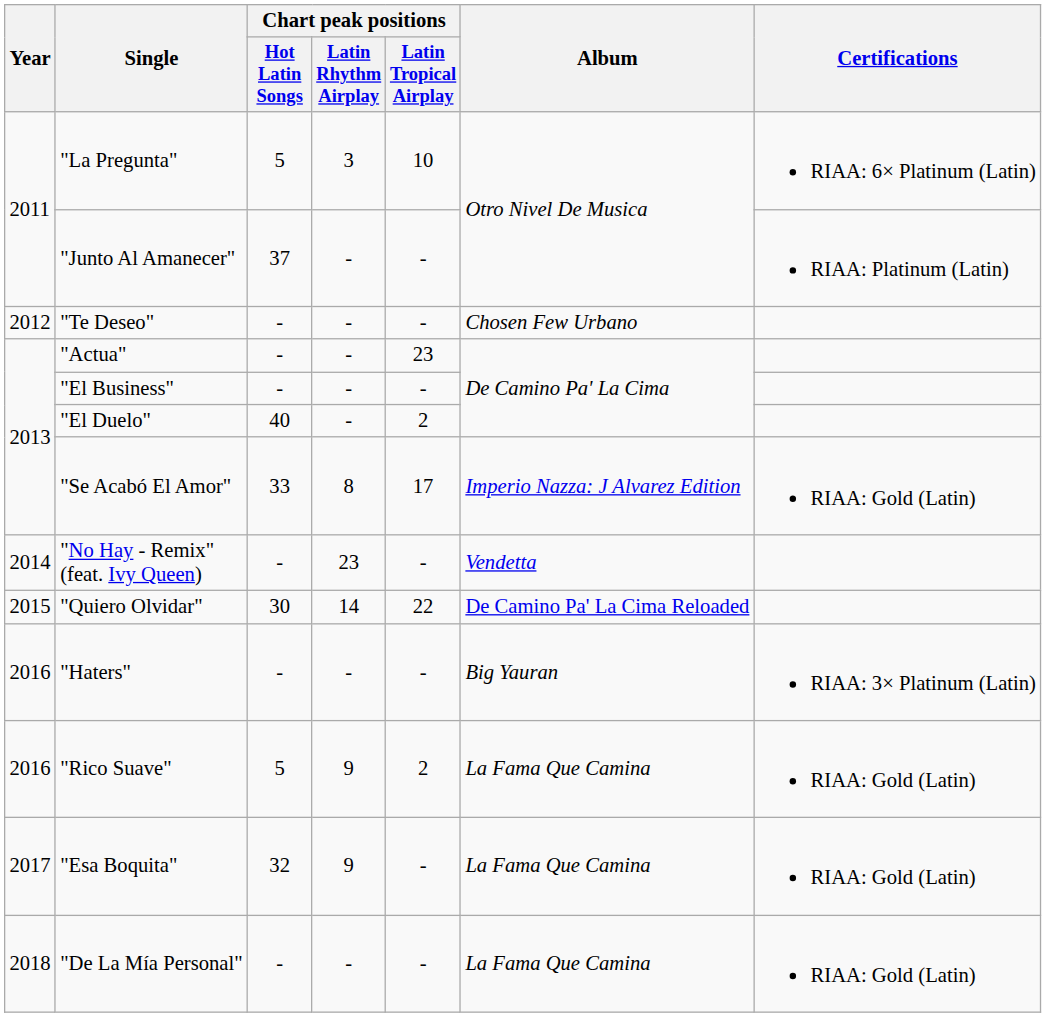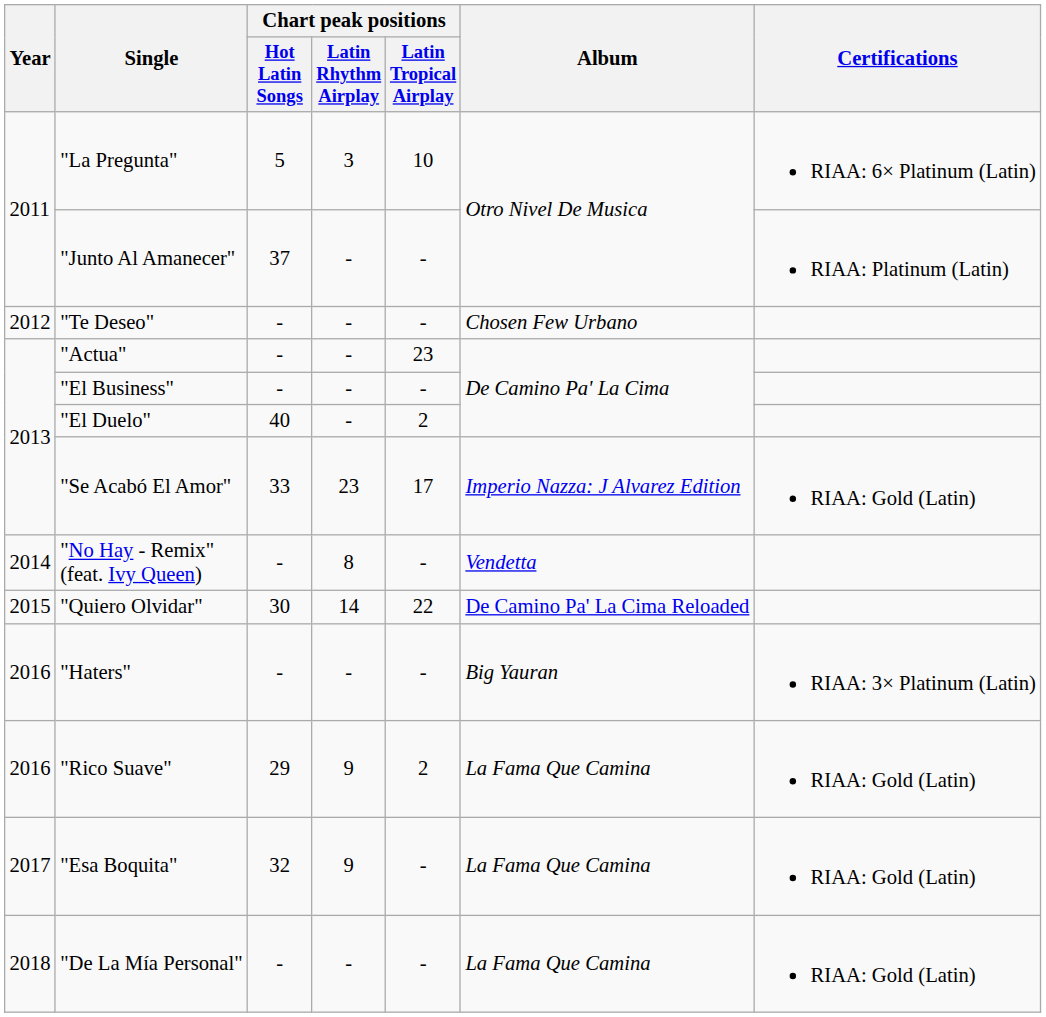(349, 485) 8 -> (349, 485) 23
(349, 562) 23 -> (349, 562) 8
(280, 768) 5 -> (280, 768) 29
